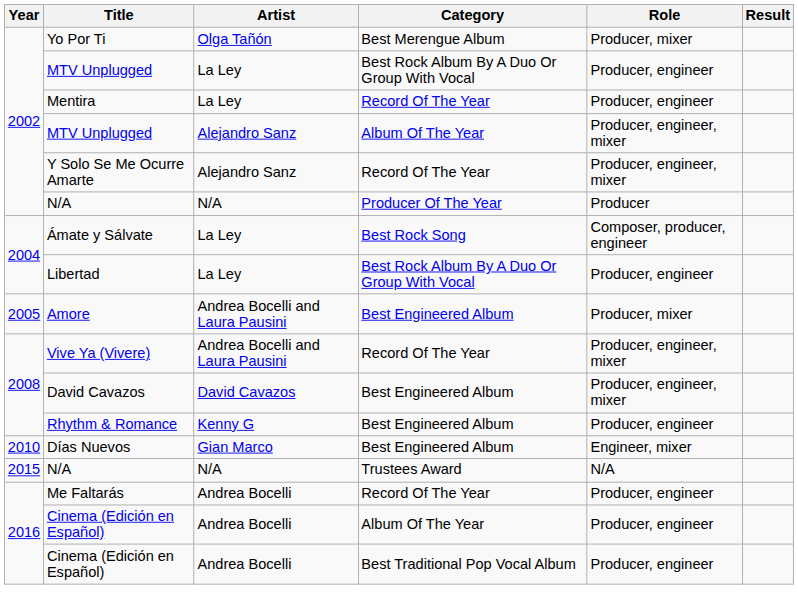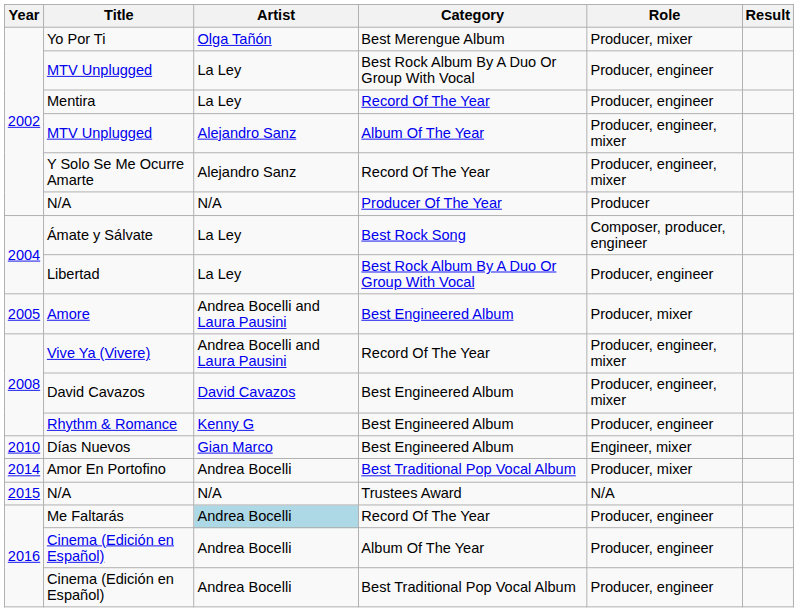+ row: (106, 470)
(244, 493) no background -> (244, 516) lightblue background
